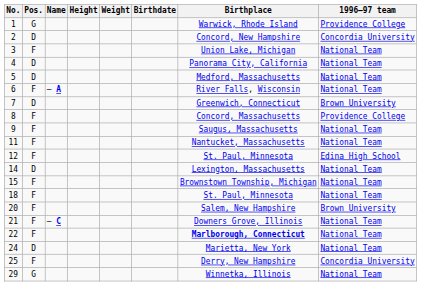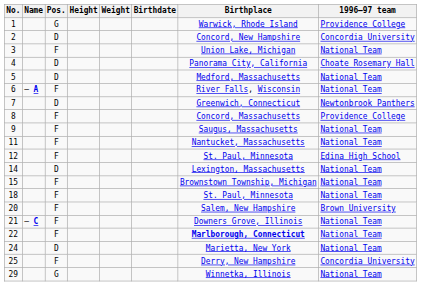columns swapped: (34, 11) <-> (56, 11)
(351, 63) National Team -> (368, 63) Choate Rosemary Hall
(358, 103) Brown University -> (368, 103) Newtonbrook Panthers
